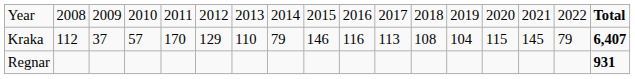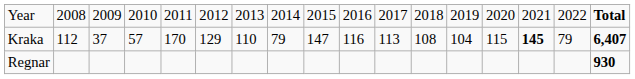(318, 39) 146 -> (318, 39) 147
(533, 39) normal -> (533, 39) bold
(604, 62) 931 -> (604, 62) 930
